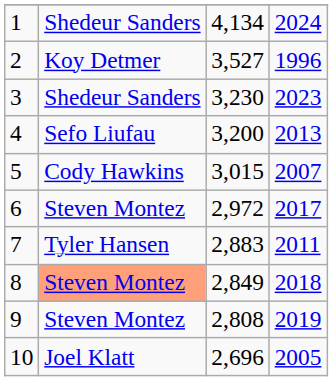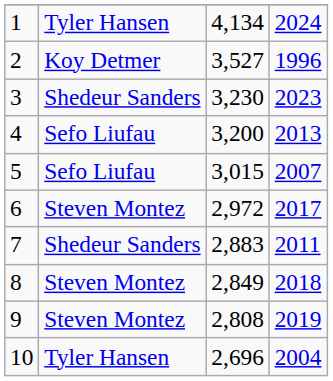(122, 23) Shedeur Sanders -> (107, 23) Tyler Hansen
(114, 171) Cody Hawkins -> (100, 171) Sefo Liufau
(107, 245) Tyler Hansen -> (122, 245) Shedeur Sanders
(115, 282) lightsalmon background -> (115, 282) no background
(89, 356) Joel Klatt -> (107, 356) Tyler Hansen
(298, 356) 2005 -> (298, 356) 2004
